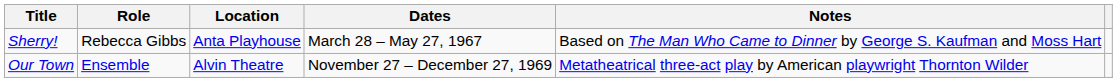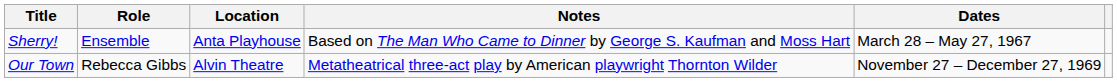columns swapped: (430, 16) <-> (830, 16)
(134, 41) Rebecca Gibbs -> (115, 41) Ensemble
(115, 65) Ensemble -> (134, 65) Rebecca Gibbs
